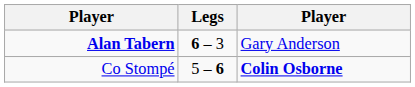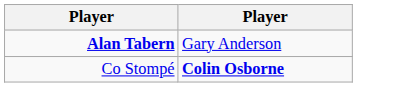- column: (208, 17)
